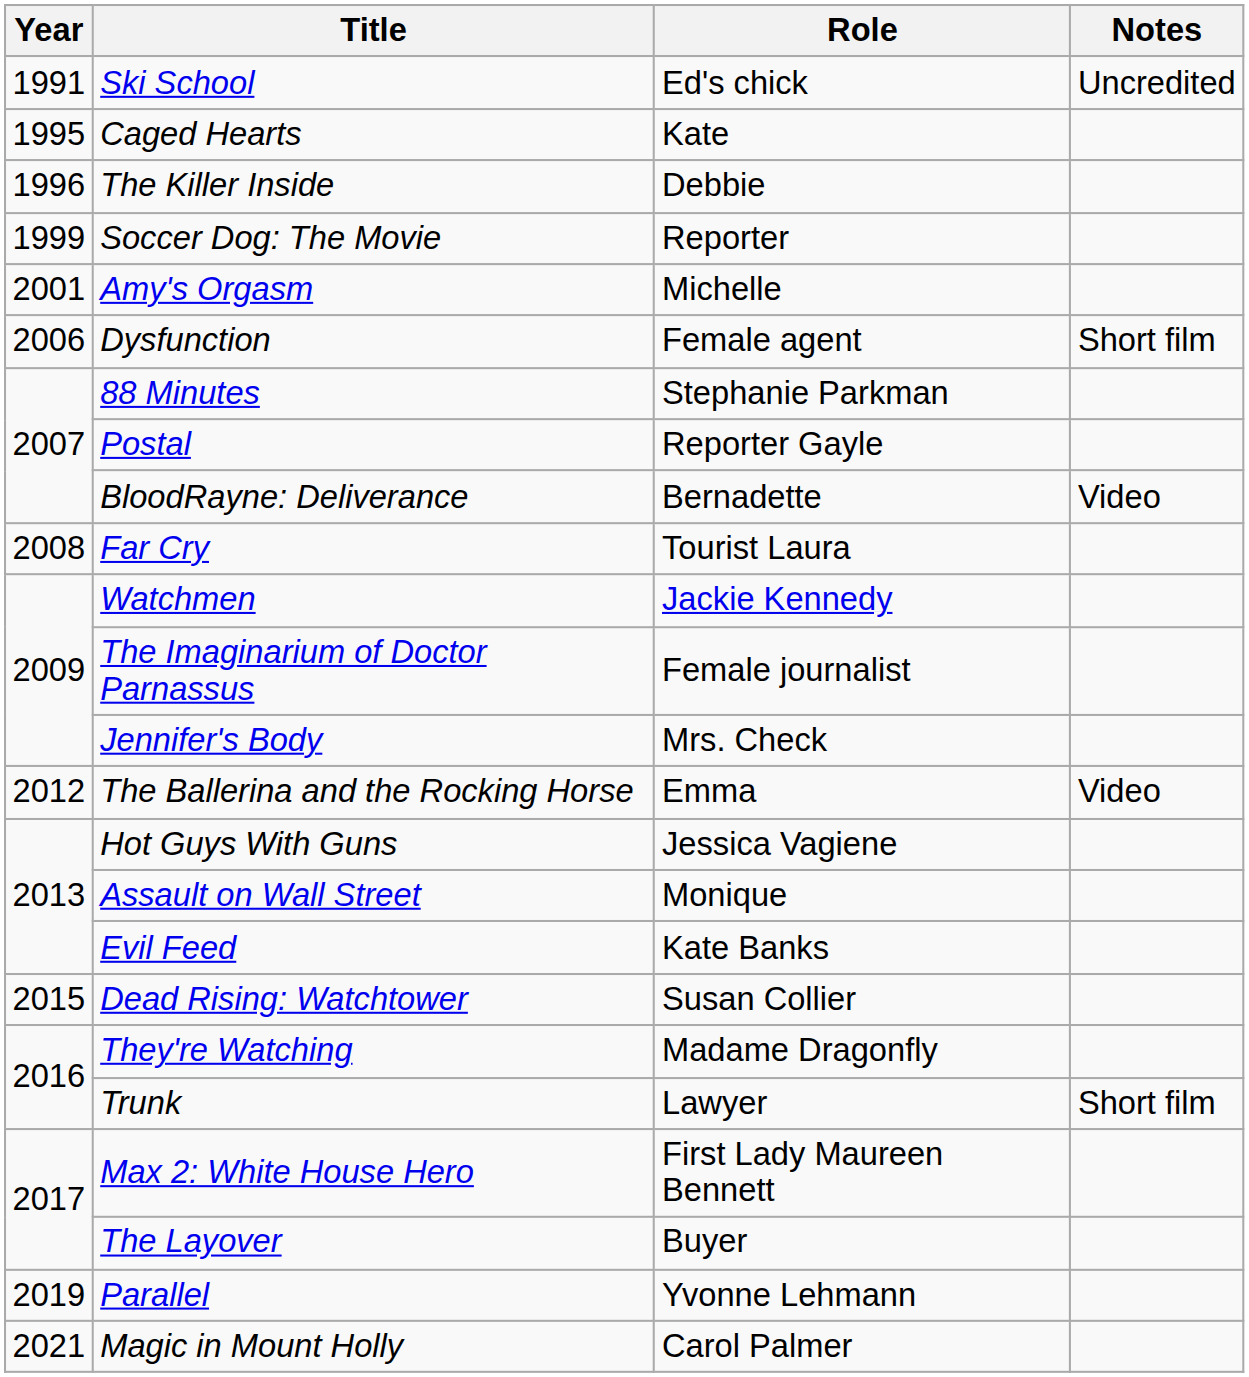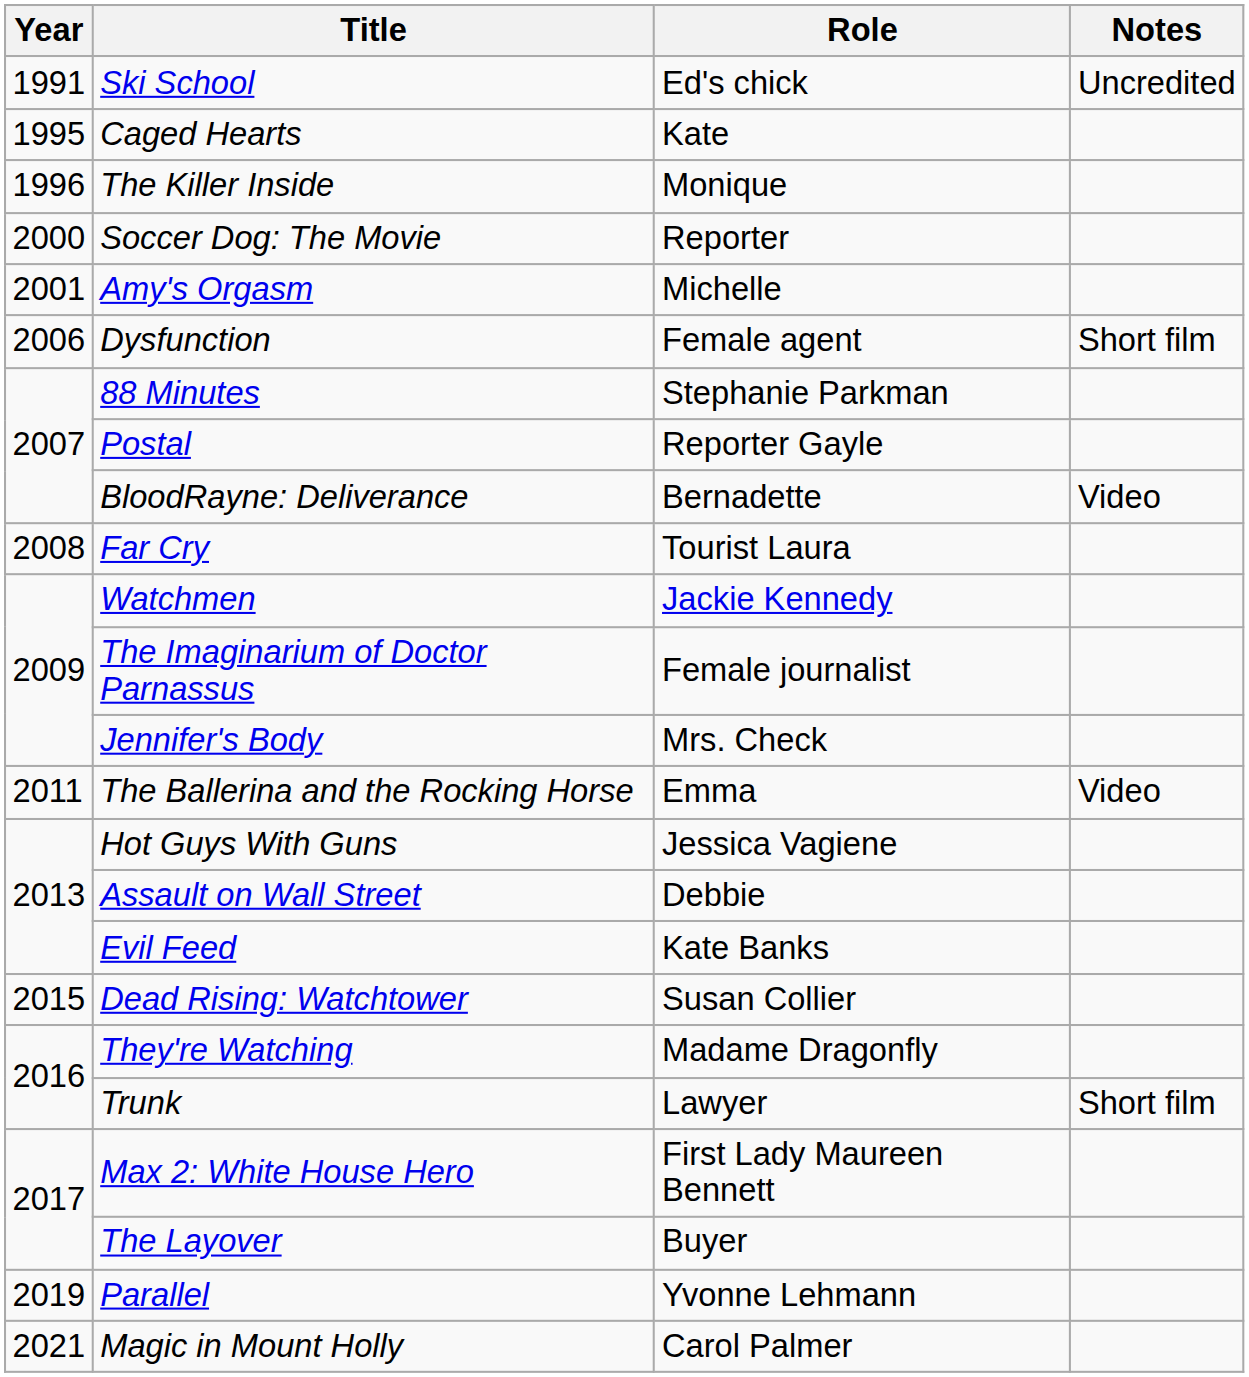(714, 185) Debbie -> (725, 185) Monique
(49, 237) 1999 -> (49, 237) 2000
(49, 791) 2012 -> (48, 791) 2011
(725, 895) Monique -> (714, 895) Debbie
